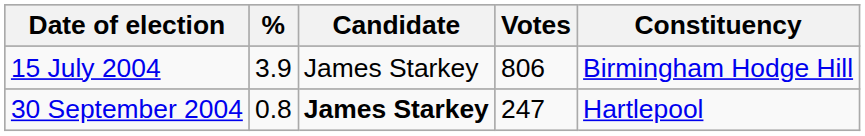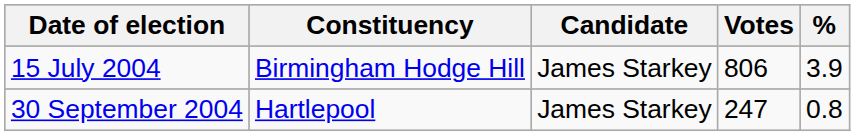columns swapped: (718, 25) <-> (273, 25)
(396, 109) bold -> (624, 109) normal
